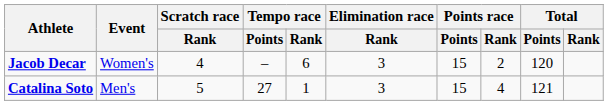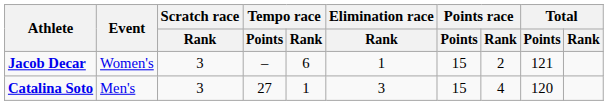(200, 64) 4 -> (200, 64) 3
(381, 64) 3 -> (381, 64) 1
(542, 64) 120 -> (542, 64) 121
(200, 88) 5 -> (200, 88) 3
(542, 88) 121 -> (542, 88) 120
